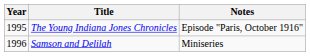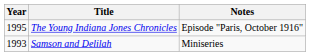(17, 43) 1996 -> (17, 43) 1993
